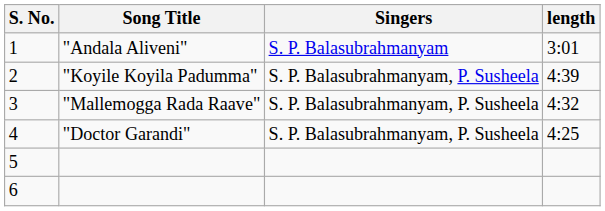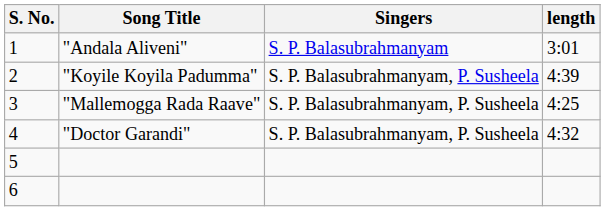(563, 104) 4:32 -> (563, 104) 4:25
(563, 133) 4:25 -> (563, 133) 4:32
